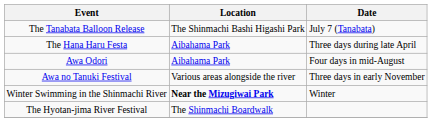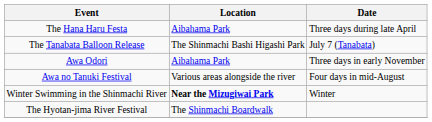rows swapped: (87, 44) <-> (87, 28)
(357, 61) Four days in mid-August -> (367, 61) Three days in early November
(367, 77) Three days in early November -> (357, 77) Four days in mid-August
